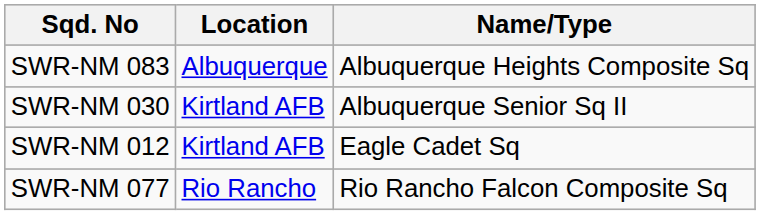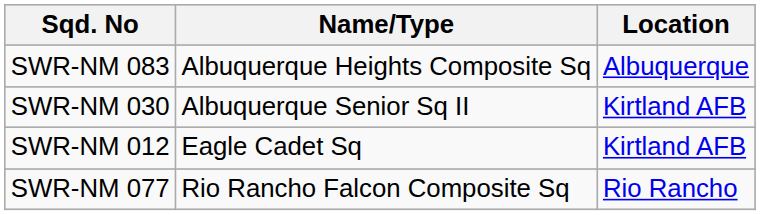columns swapped: (544, 24) <-> (255, 24)
